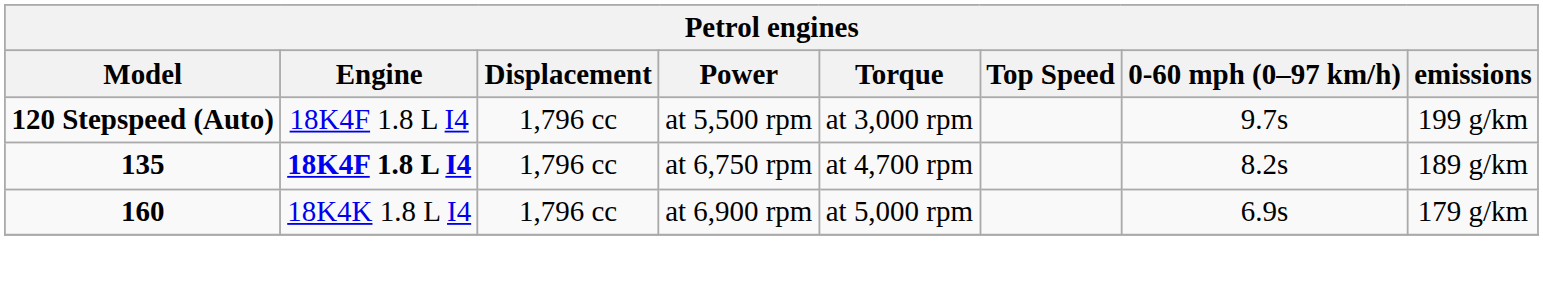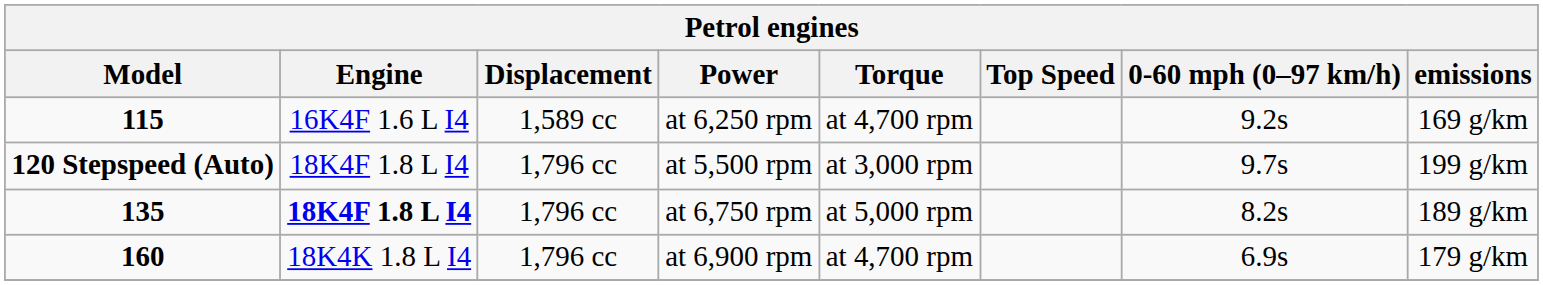+ row: (739, 119)
(899, 165) at 4,700 rpm -> (899, 211) at 5,000 rpm
(899, 211) at 5,000 rpm -> (899, 257) at 4,700 rpm
